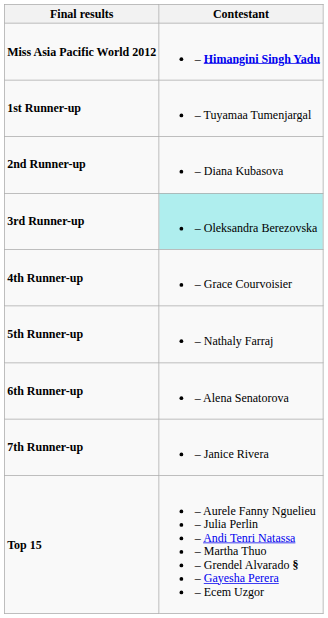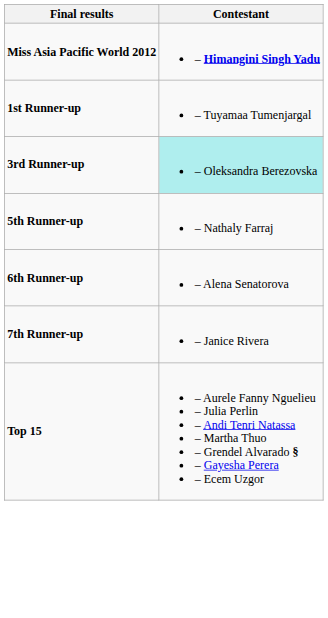- row: (46, 164)
- row: (45, 277)
